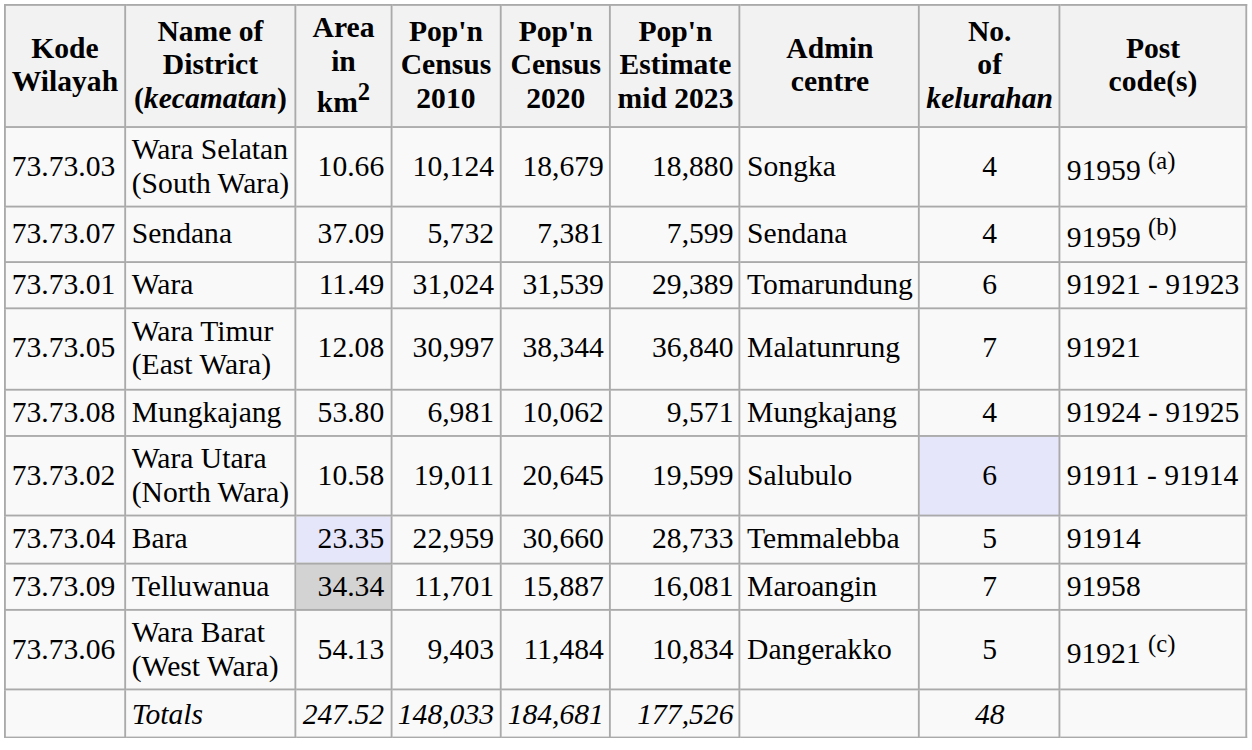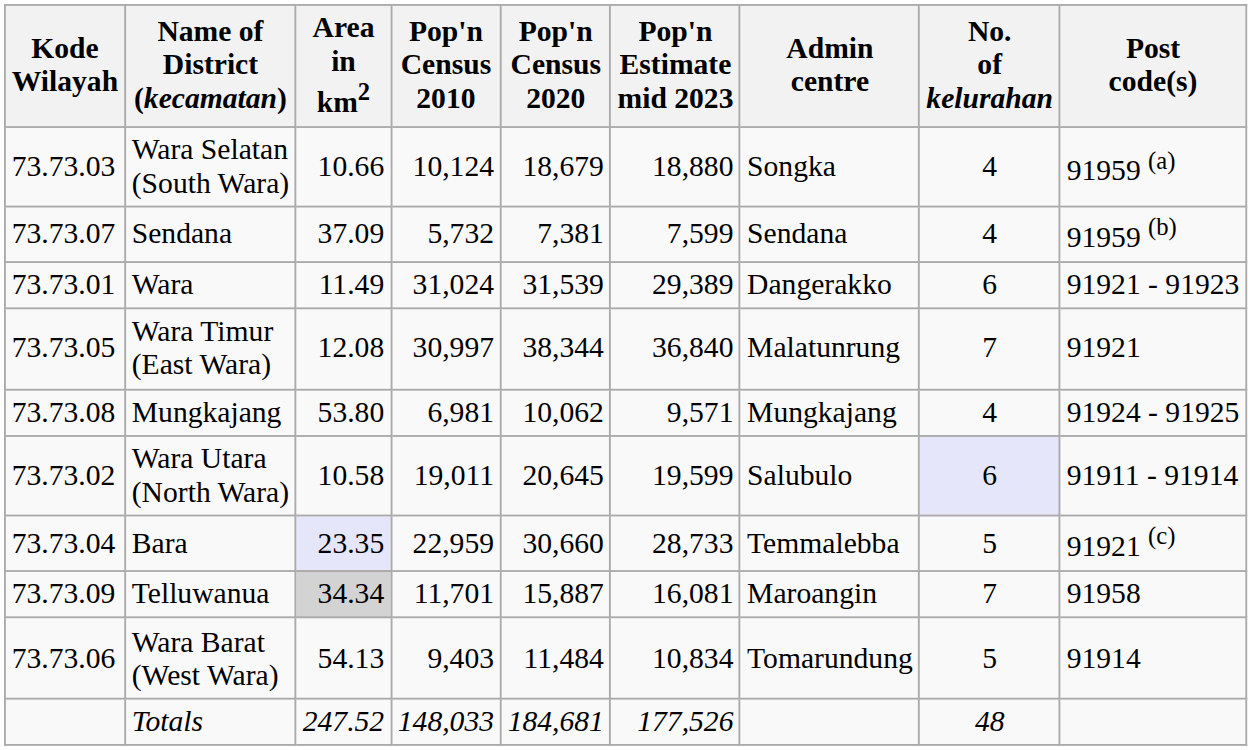(830, 284) Tomarundung -> (819, 284) Dangerakko
(1104, 539) 91914 -> (1121, 543) 91921 (c)
(819, 649) Dangerakko -> (830, 657) Tomarundung
(1121, 649) 91921 (c) -> (1104, 657) 91914
